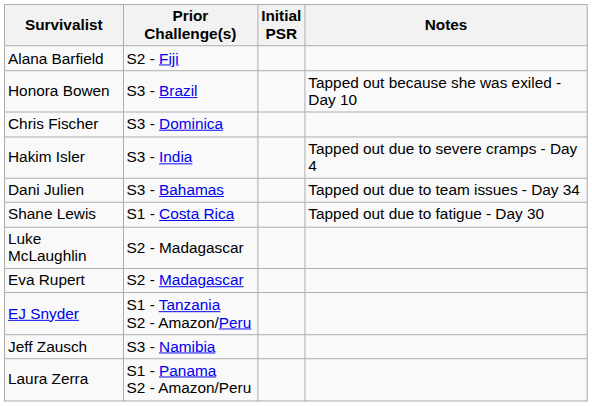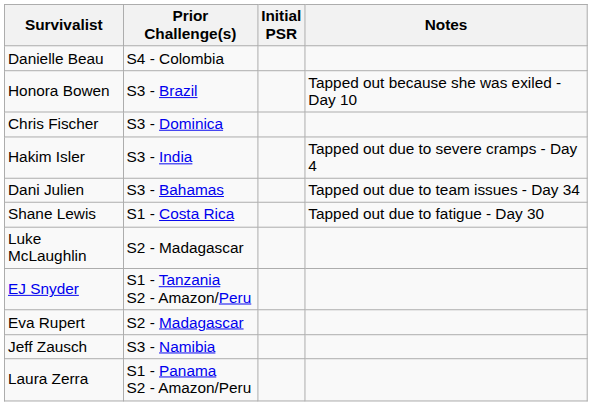- row: (56, 58)
+ row: (56, 58)
rows swapped: (46, 280) <-> (43, 313)
